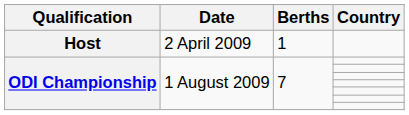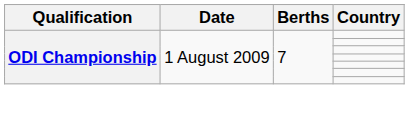- row: (82, 43)
